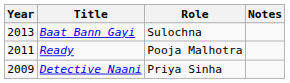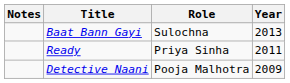columns swapped: (21, 14) <-> (265, 14)
(195, 51) Pooja Malhotra -> (192, 51) Priya Sinha
(185, 69) Priya Sinha -> (202, 69) Pooja Malhotra
